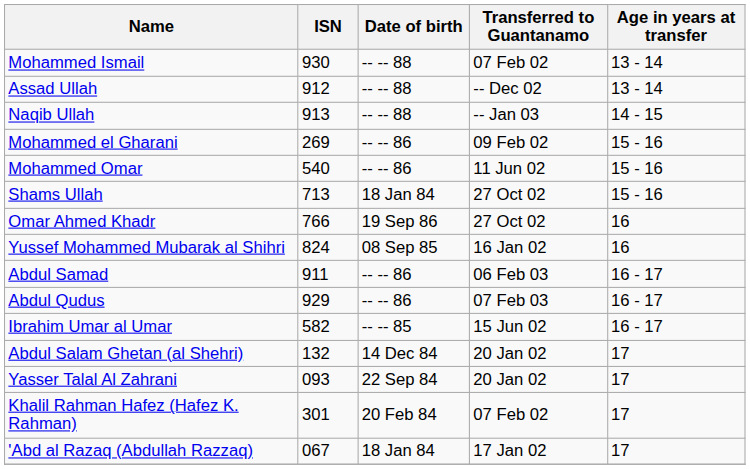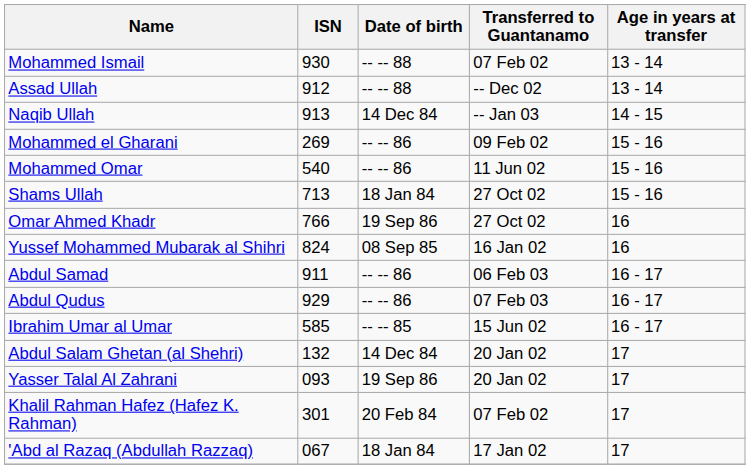(387, 115) -- -- 88 -> (400, 115) 14 Dec 84
(316, 326) 582 -> (316, 326) 585
(400, 379) 22 Sep 84 -> (400, 379) 19 Sep 86
